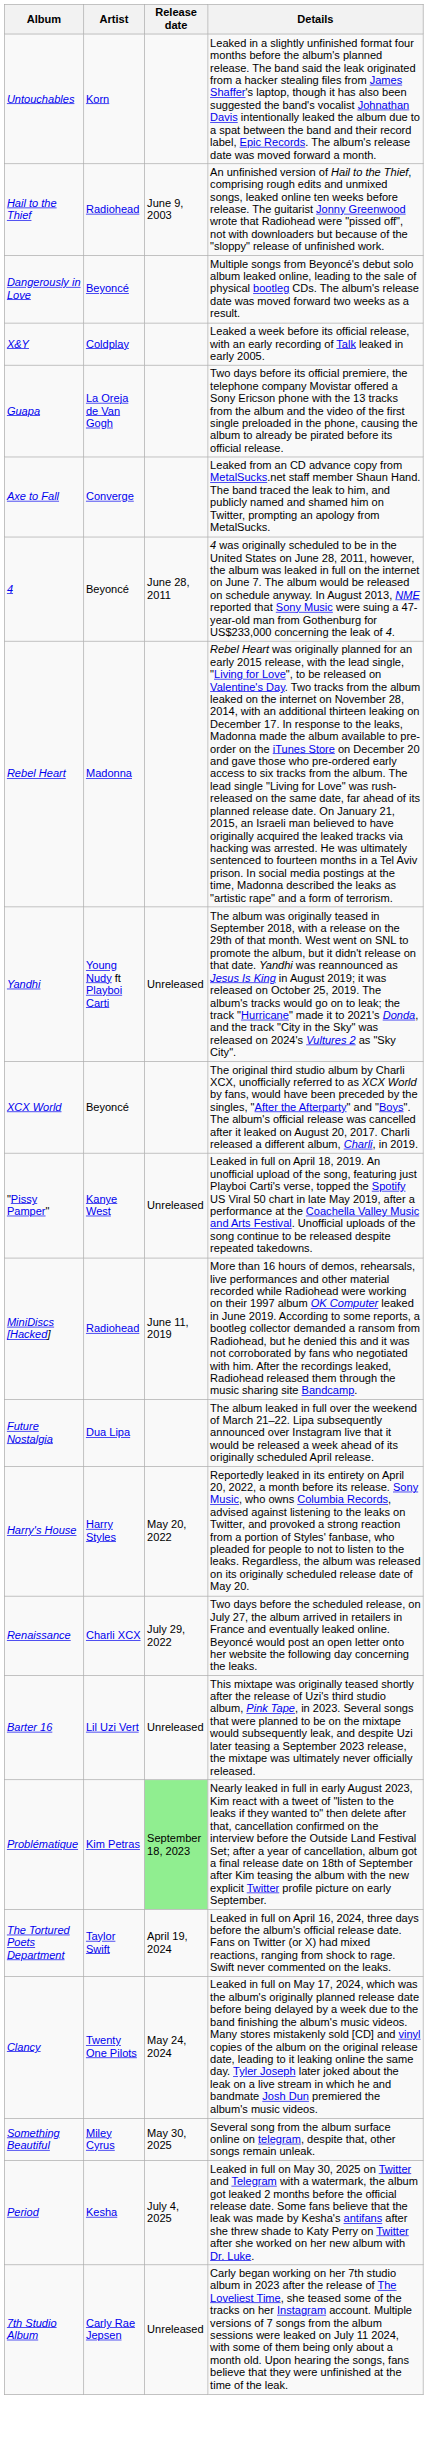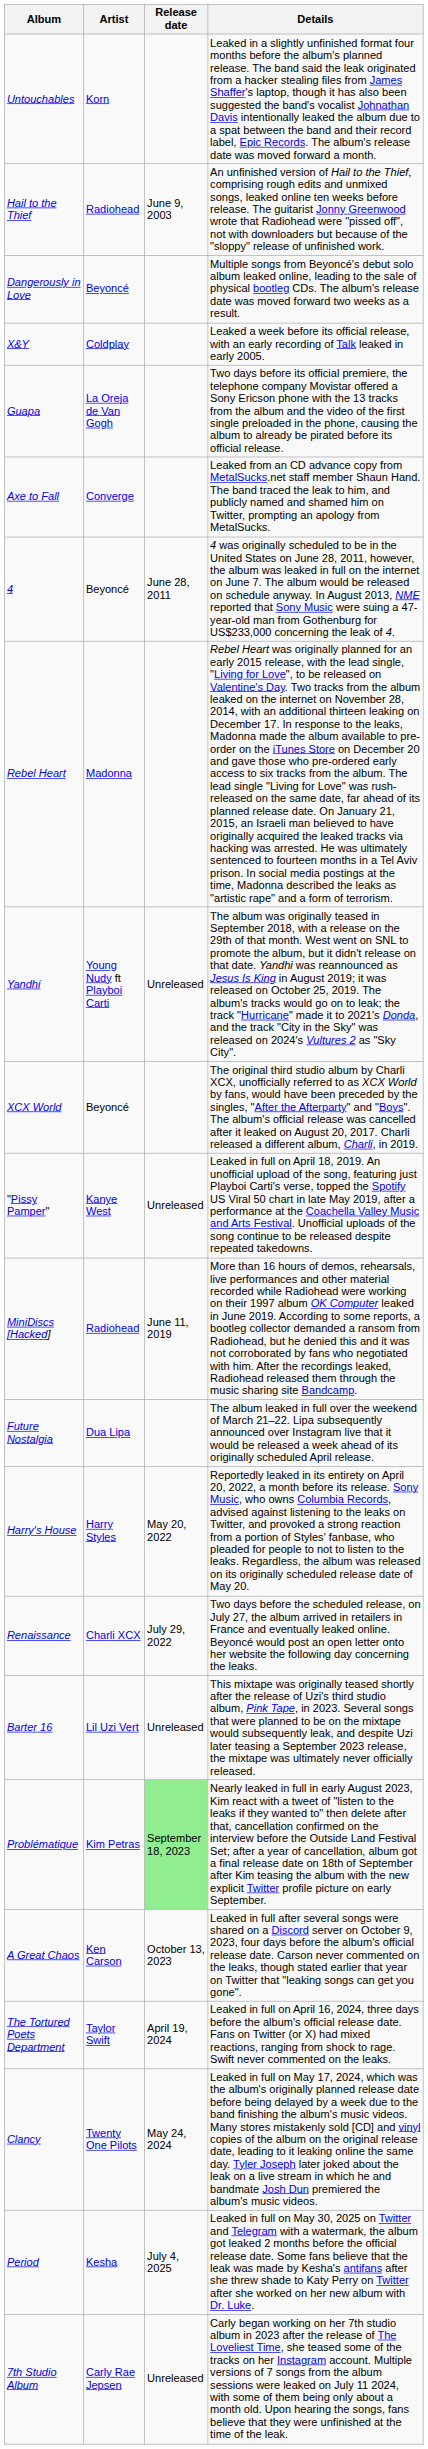+ row: (43, 1955)
- row: (33, 2139)
